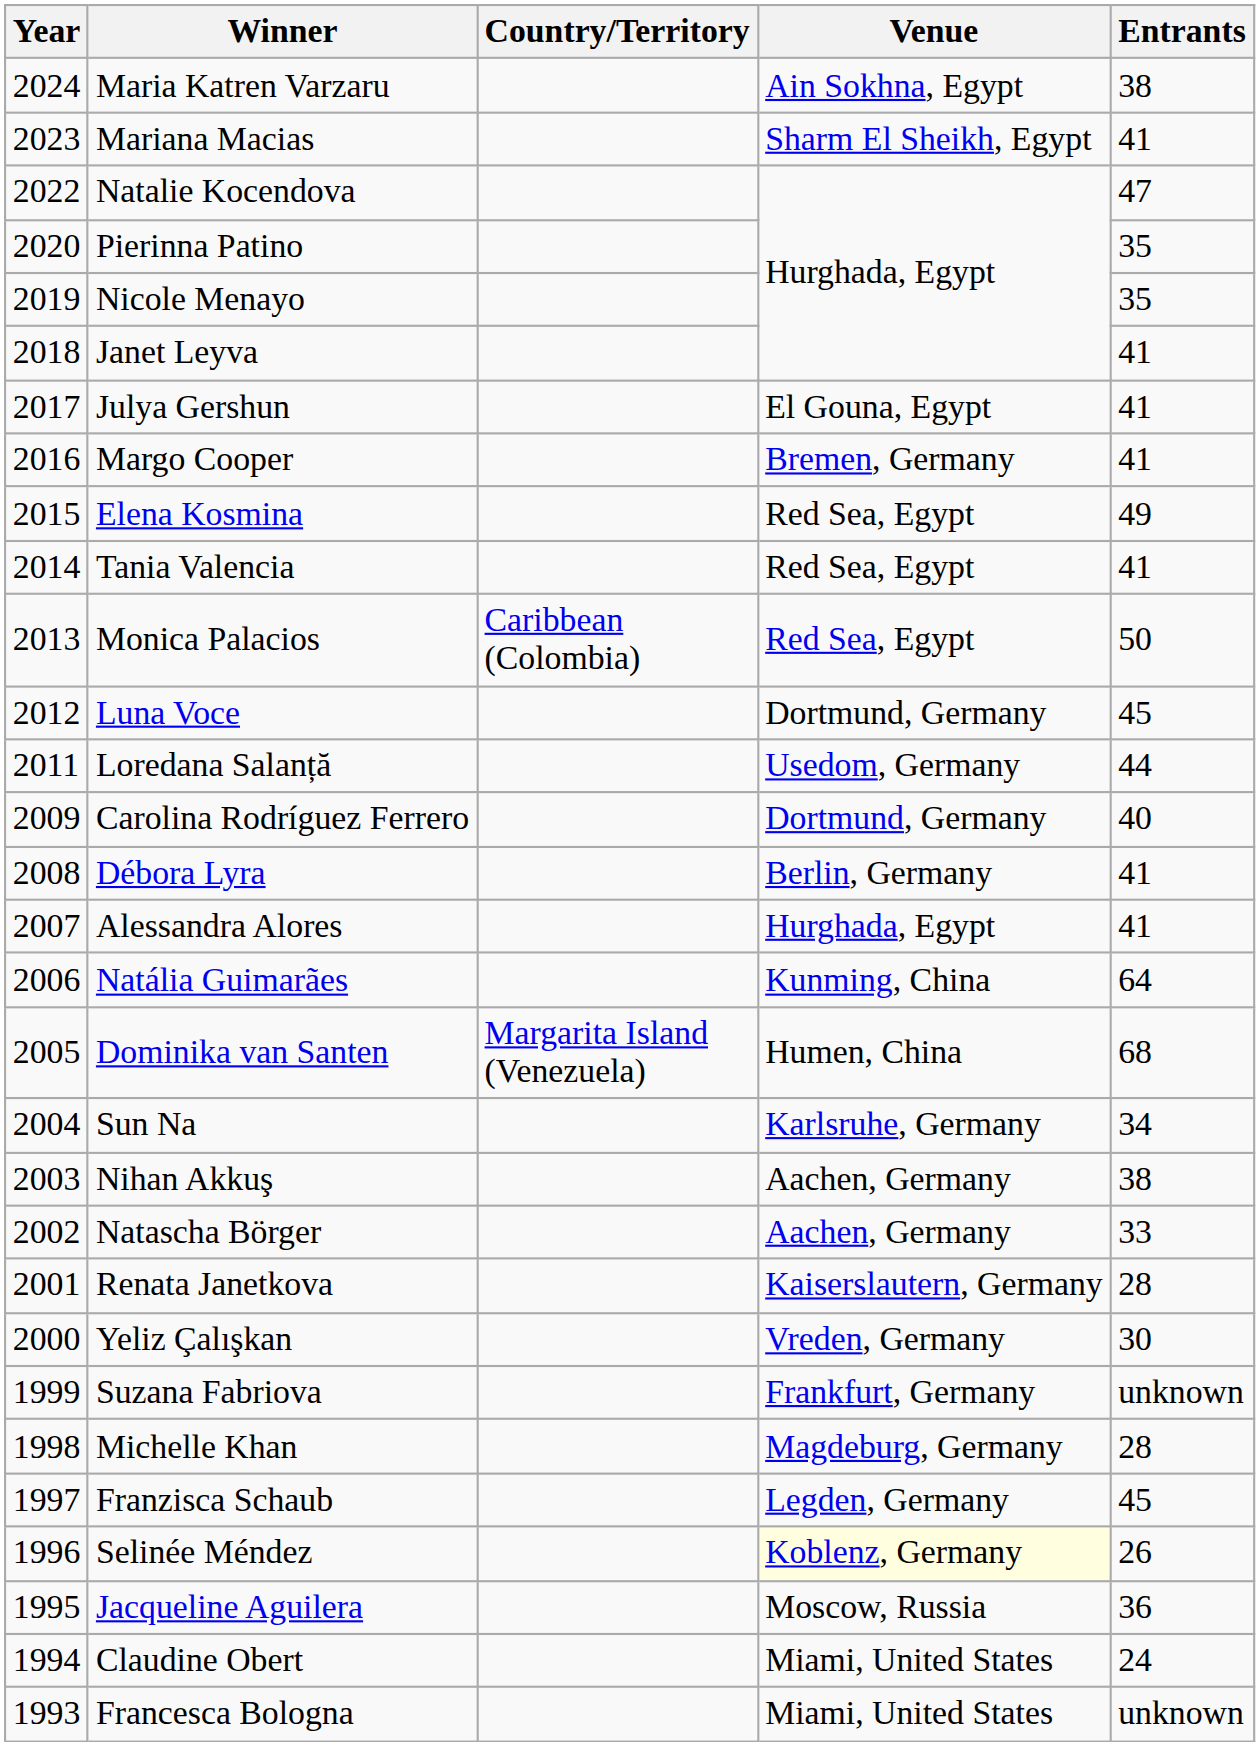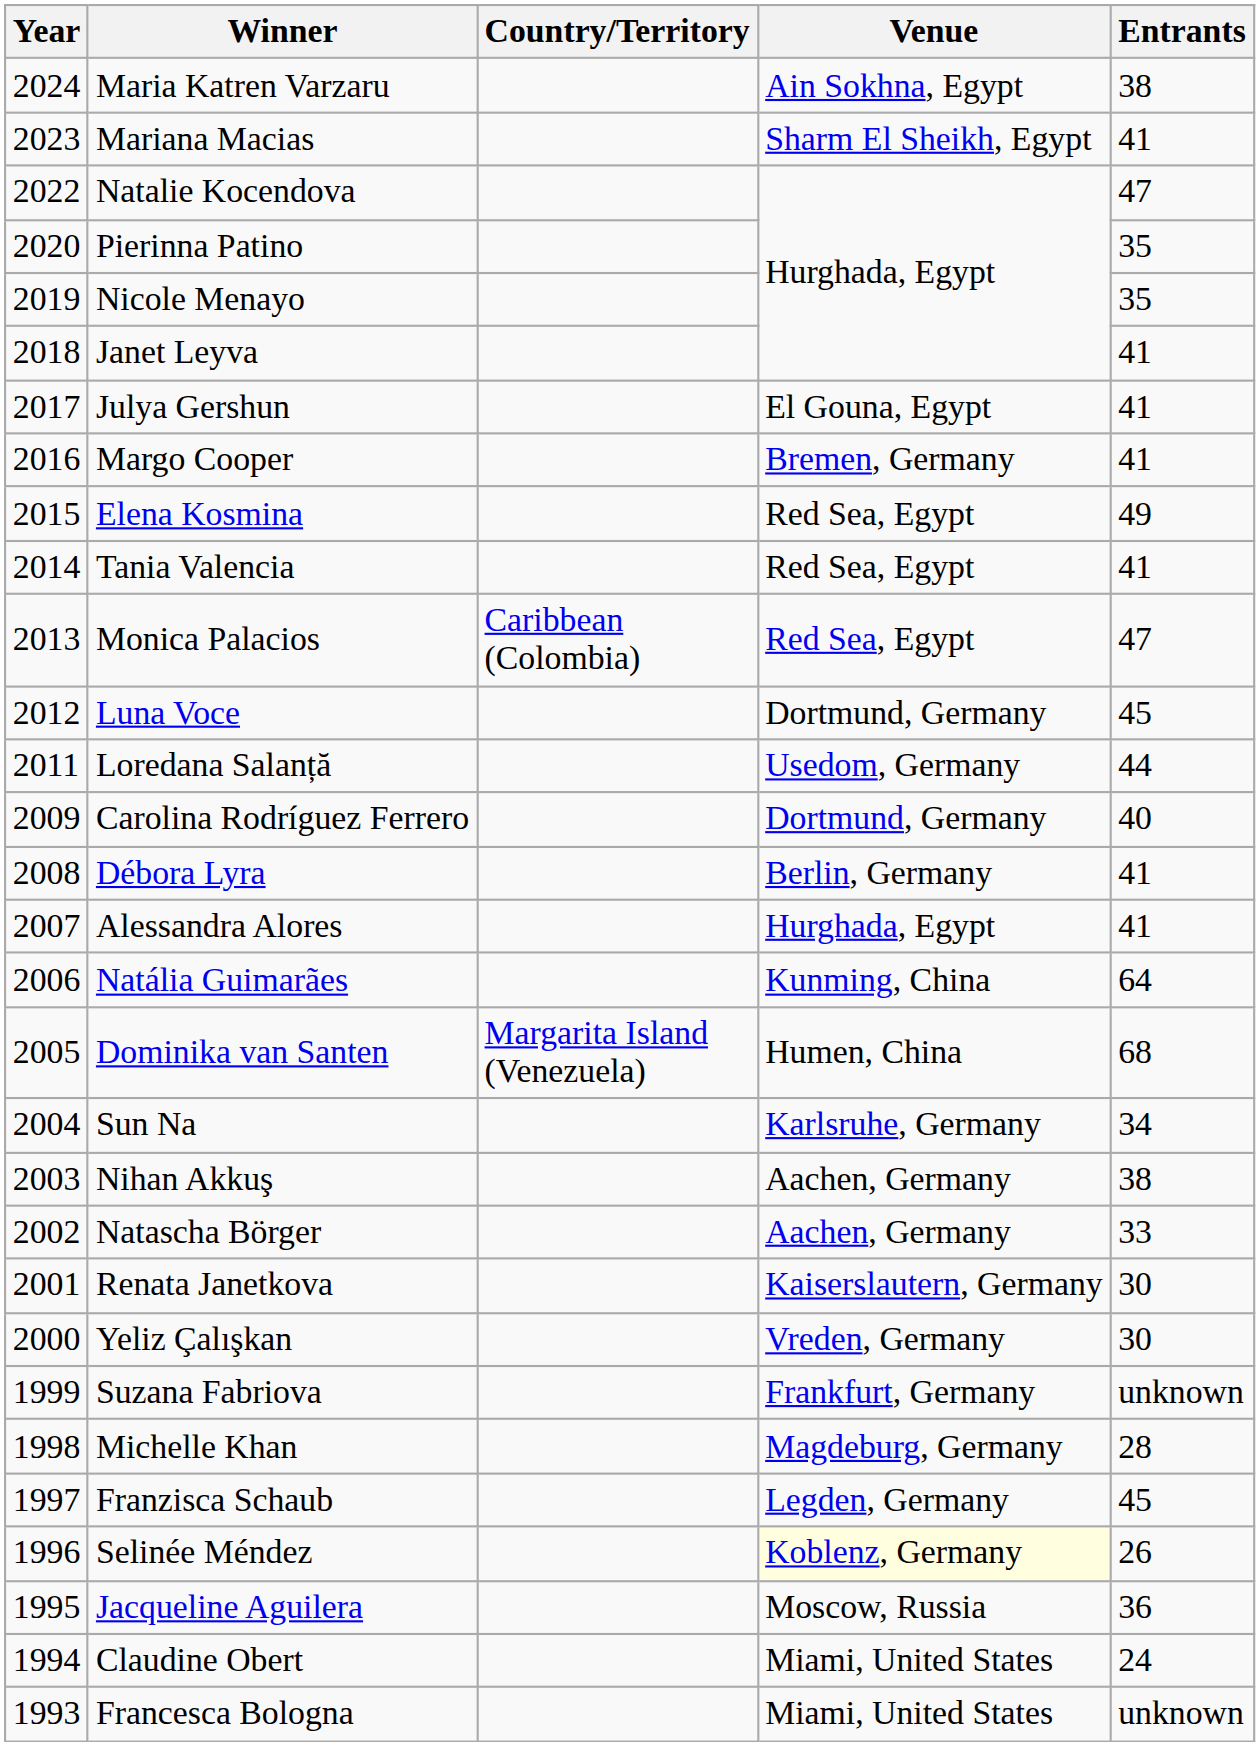(1135, 639) 50 -> (1135, 639) 47
(1135, 1285) 28 -> (1135, 1285) 30
